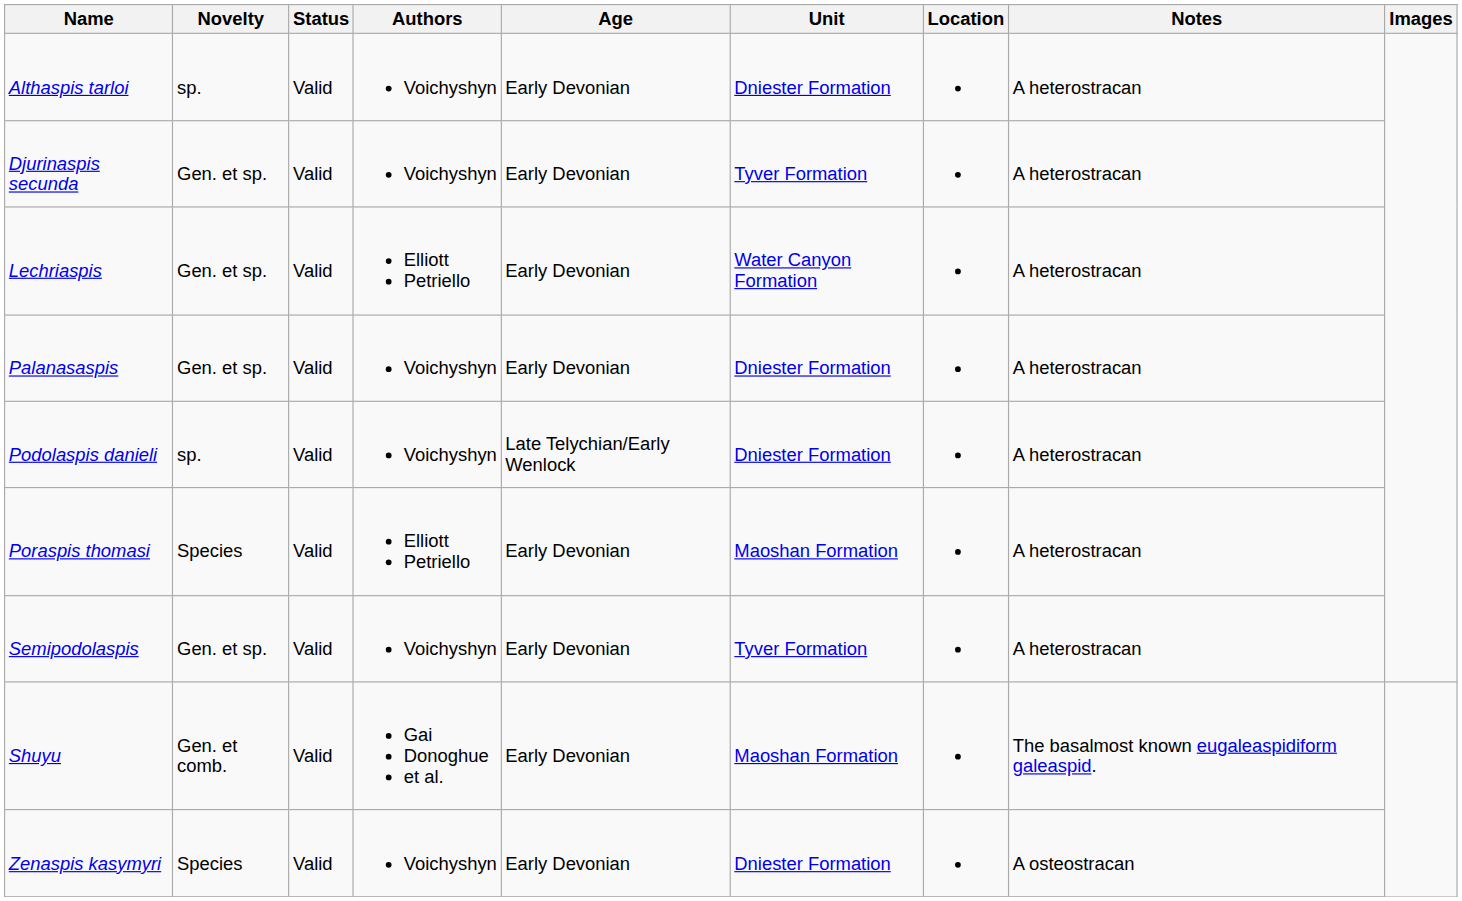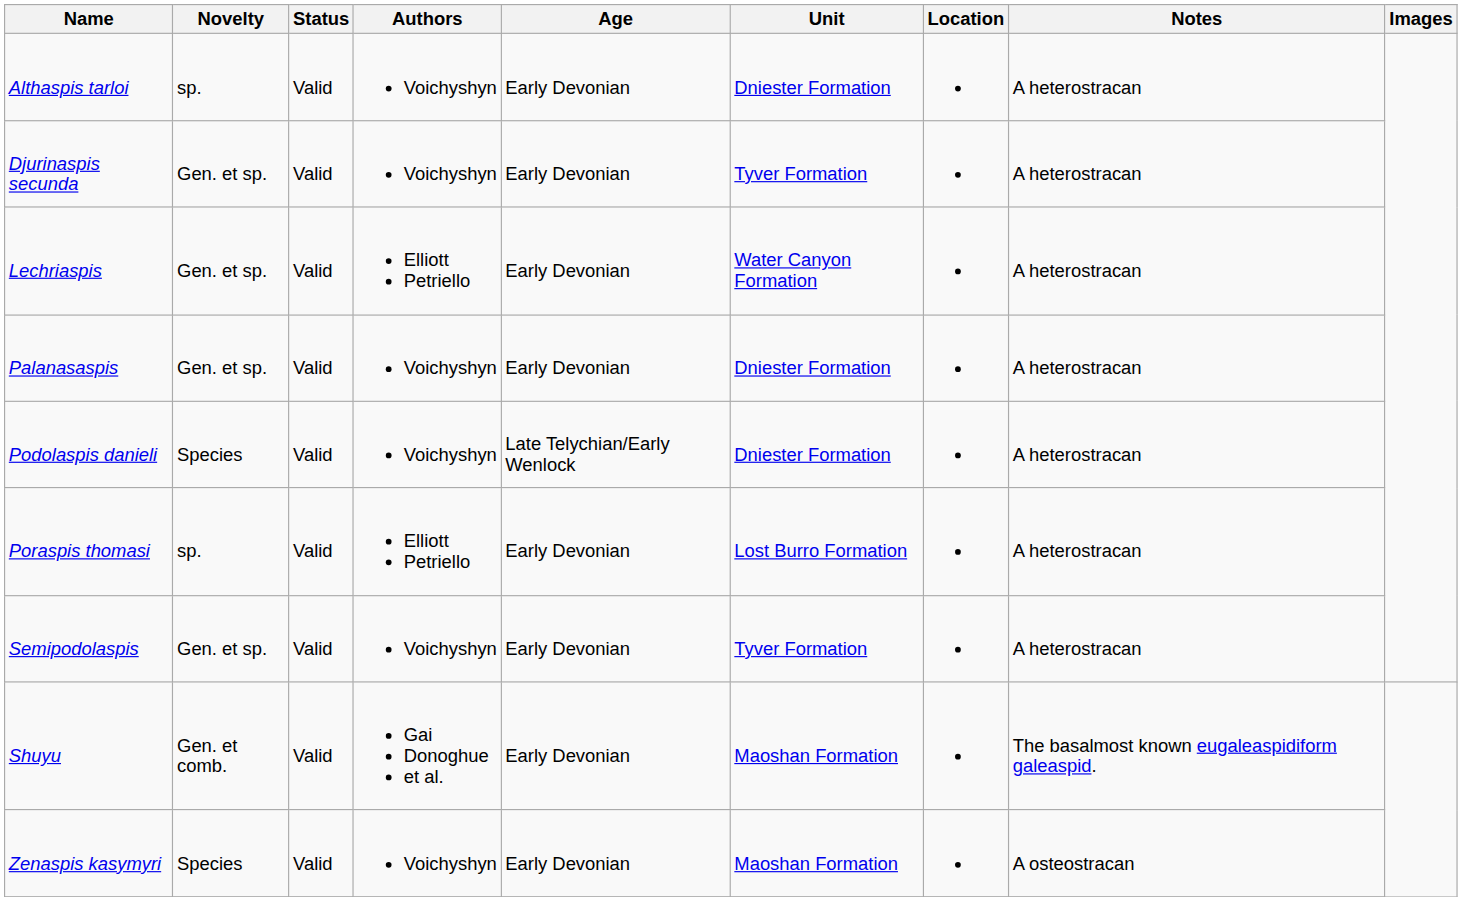(189, 454) sp. -> (210, 454) Species
(210, 551) Species -> (189, 551) sp.
(816, 551) Maoshan Formation -> (821, 551) Lost Burro Formation
(813, 863) Dniester Formation -> (816, 863) Maoshan Formation
